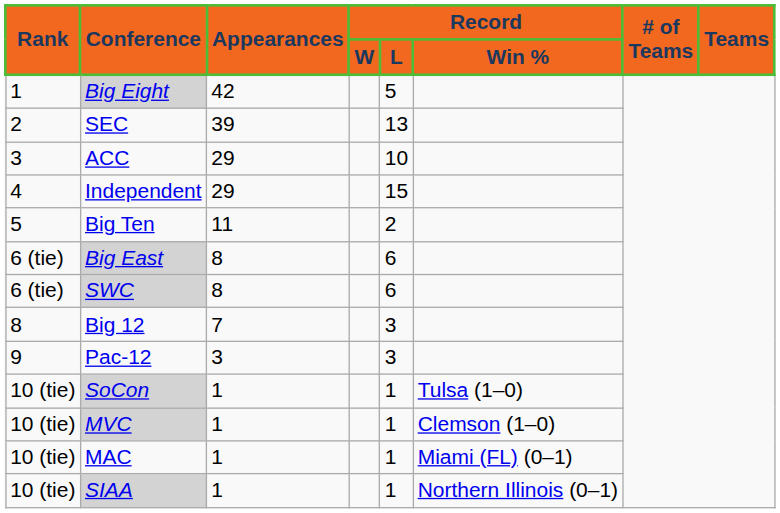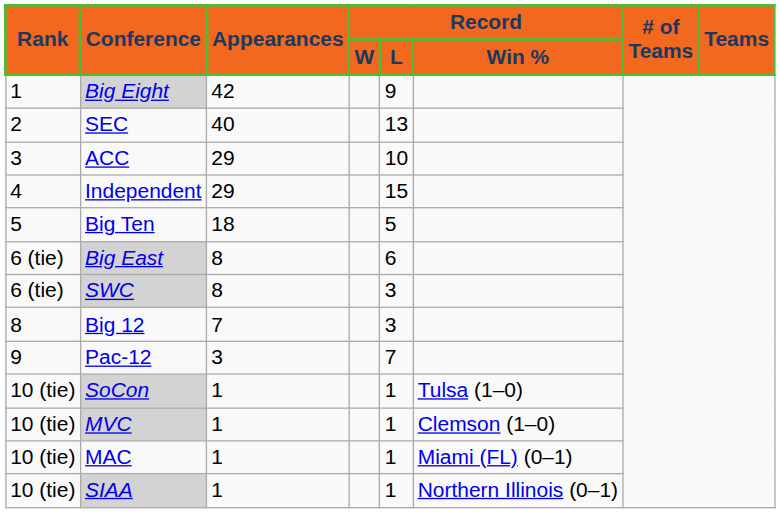(391, 91) 5 -> (391, 91) 9
(223, 124) 39 -> (223, 124) 40
(222, 224) 11 -> (223, 224) 18
(391, 224) 2 -> (391, 224) 5
(391, 290) 6 -> (391, 290) 3
(391, 357) 3 -> (391, 357) 7
